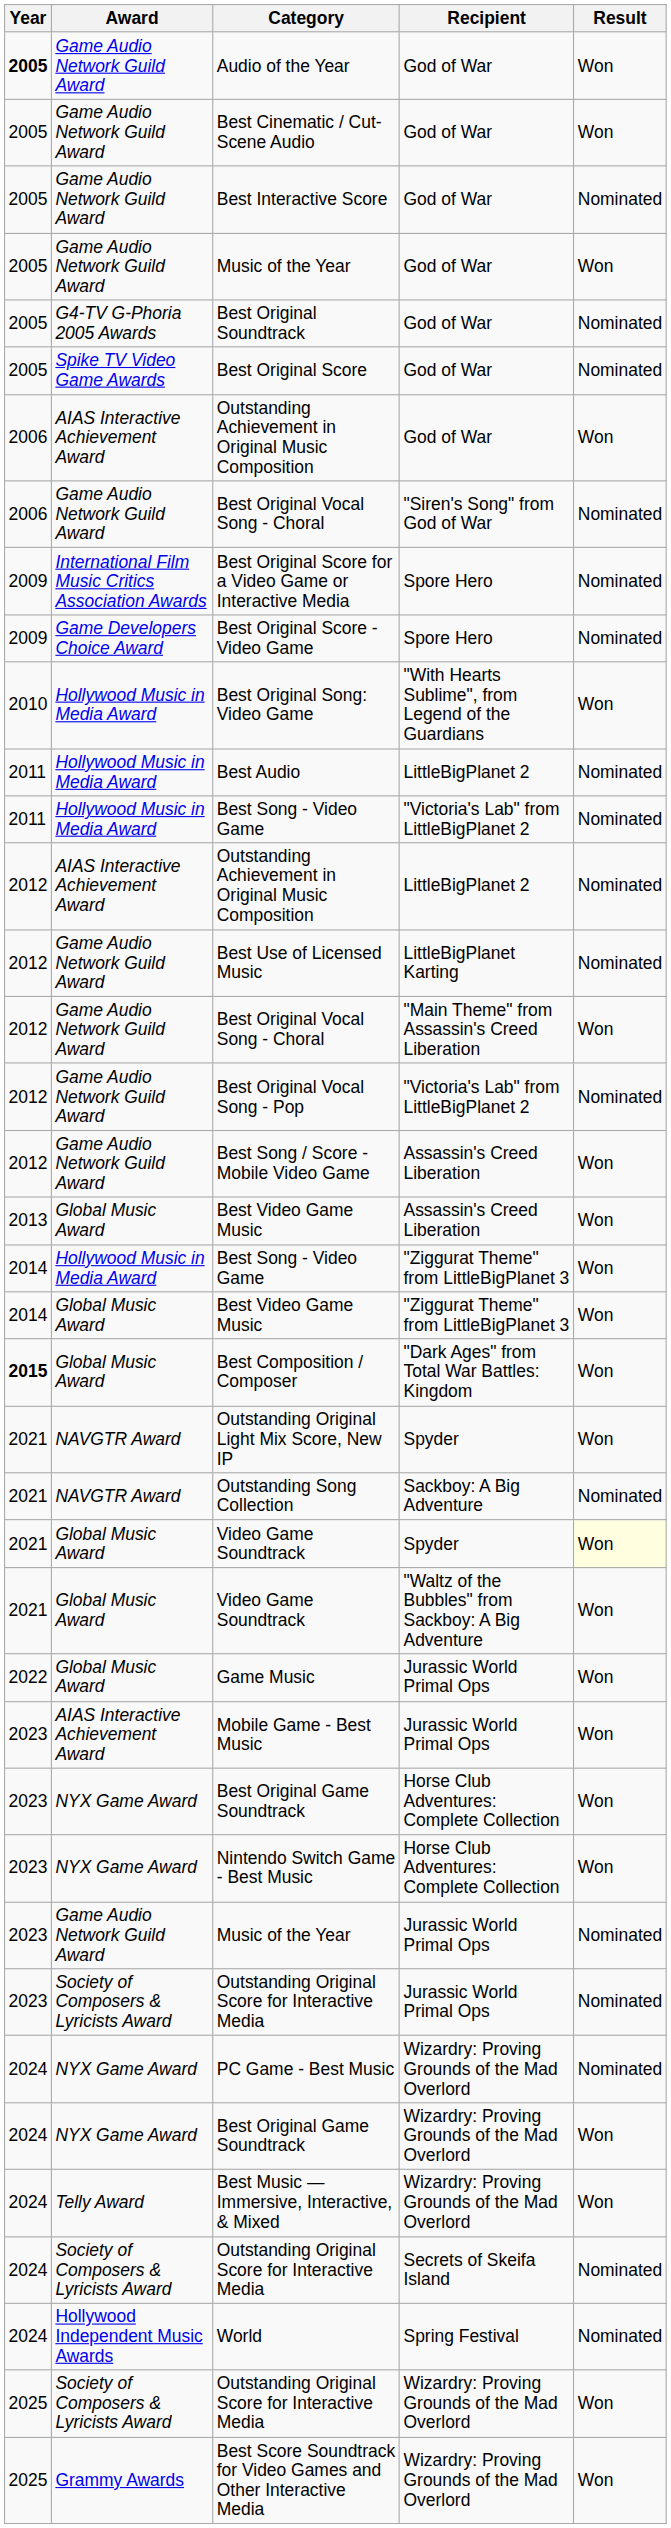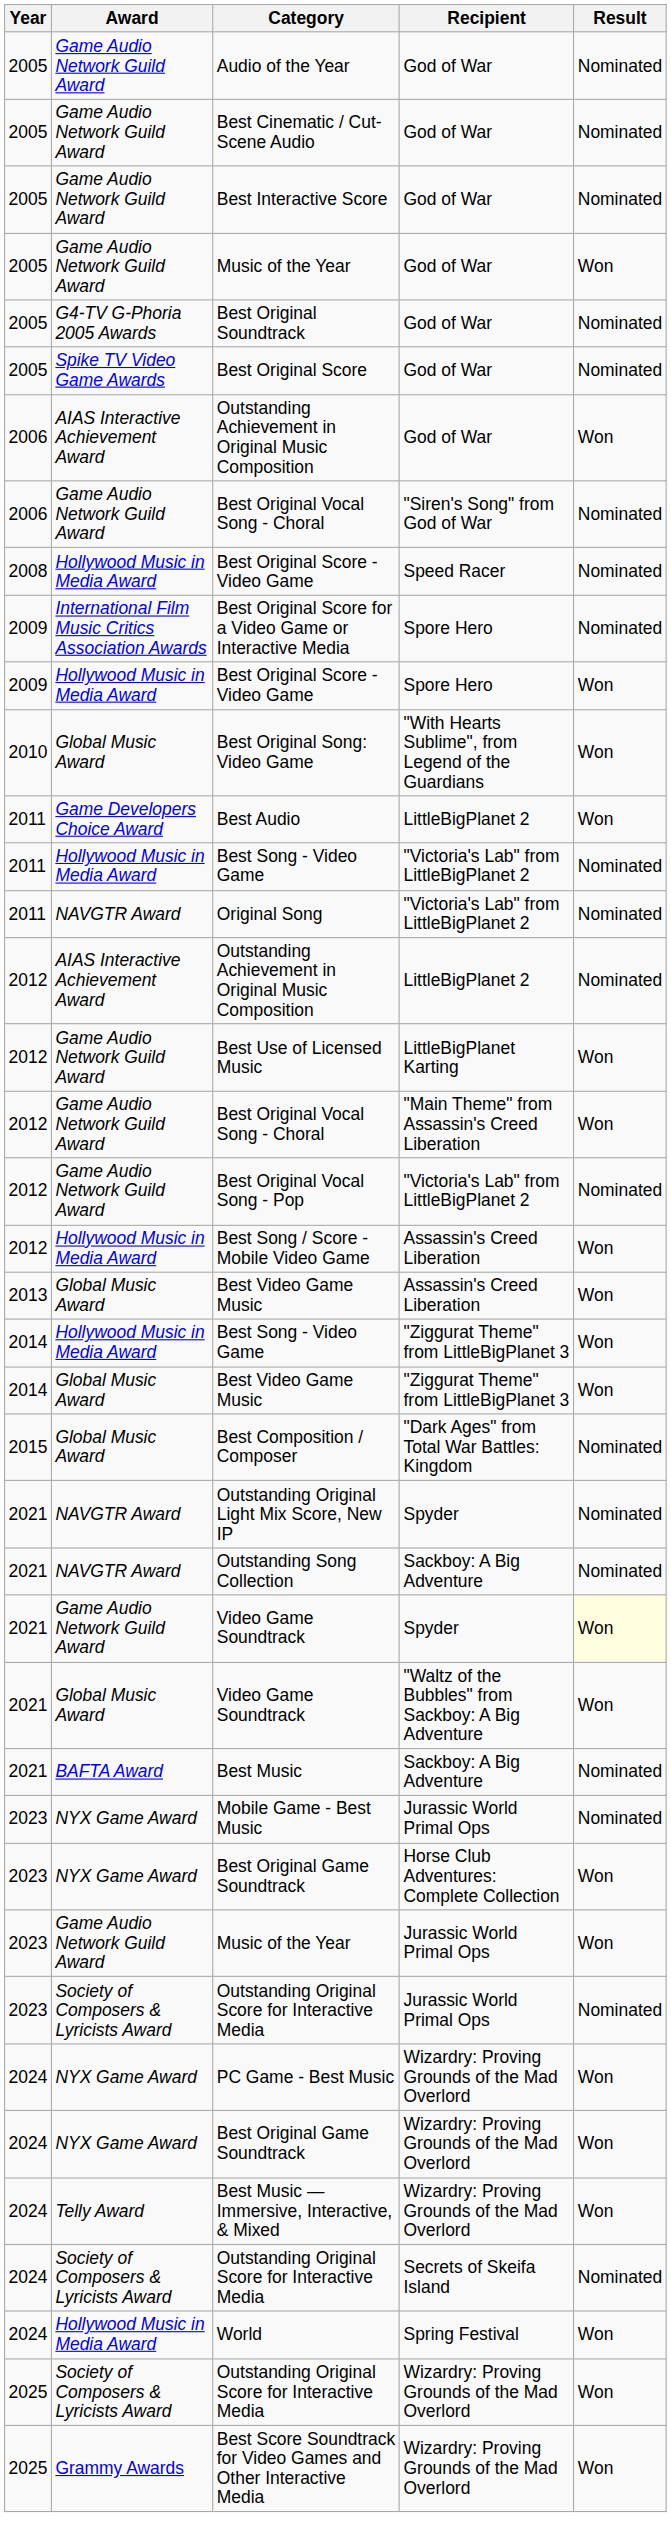(28, 65) bold -> (28, 65) normal
(596, 65) Won -> (620, 65) Nominated
(596, 132) Won -> (620, 132) Nominated
+ row: (297, 571)
(126, 638) Game Developers Choice Award -> (130, 685) Hollywood Music in Media Award
(620, 638) Nominated -> (596, 685) Won
(130, 705) Hollywood Music in Media Award -> (106, 752) Global Music Award
(130, 772) Hollywood Music in Media Award -> (126, 819) Game Developers Choice Award
(620, 772) Nominated -> (596, 819) Won
+ row: (270, 913)
(620, 962) Nominated -> (596, 1057) Won
(110, 1163) Game Audio Network Guild Award -> (130, 1248) Hollywood Music in Media Award
(28, 1372) bold -> (28, 1447) normal
(596, 1372) Won -> (620, 1447) Nominated
(596, 1439) Won -> (620, 1514) Nominated
(106, 1543) Global Music Award -> (110, 1628) Game Audio Network Guild Award
+ row: (259, 1772)
- row: (266, 1677)
(118, 1734) AIAS Interactive Achievement Award -> (126, 1819) NYX Game Award
(596, 1734) Won -> (620, 1819) Nominated
- row: (306, 1868)
(620, 1935) Nominated -> (596, 1943) Won
(620, 2069) Nominated -> (596, 2077) Won
(129, 2336) Hollywood Independent Music Awards -> (130, 2334) Hollywood Music in Media Award
(620, 2336) Nominated -> (596, 2334) Won
